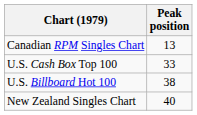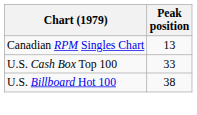- row: (71, 100)
